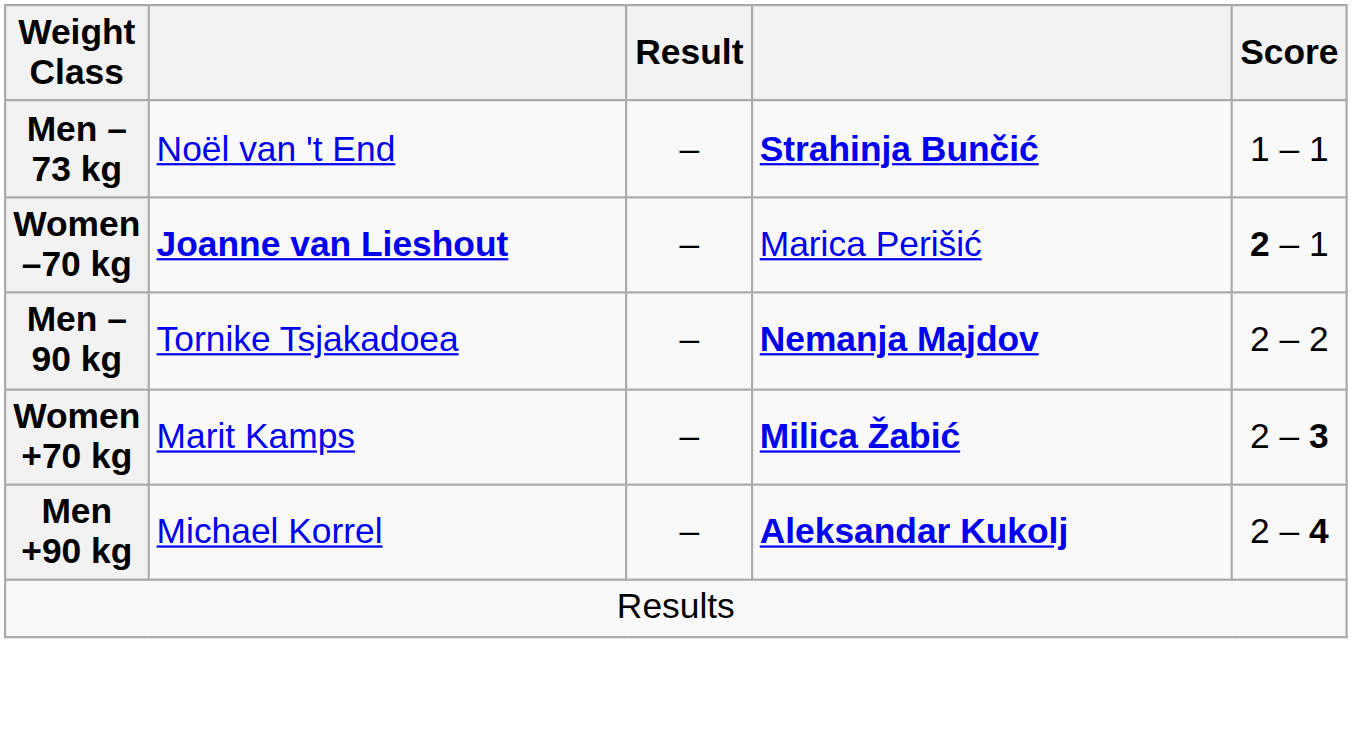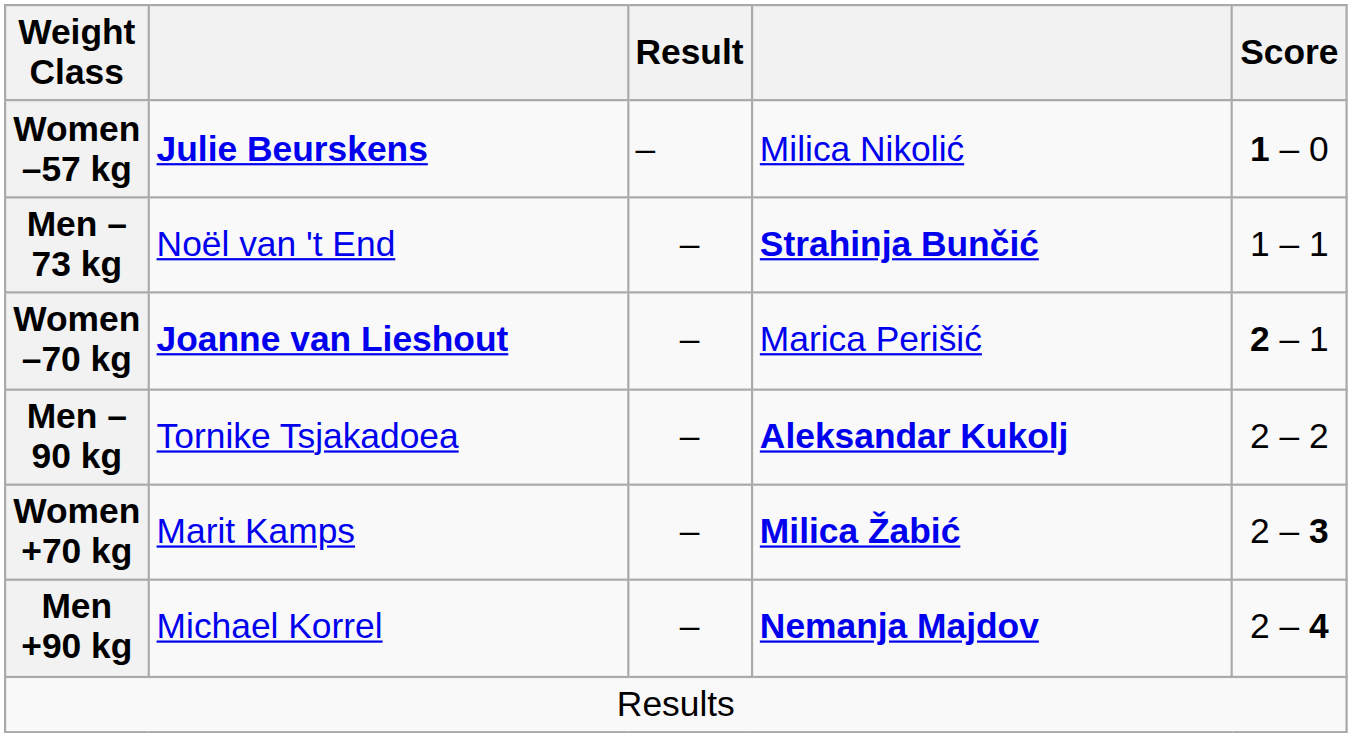+ row: (77, 148)
(899, 340) Nemanja Majdov -> (914, 435) Aleksandar Kukolj
(914, 531) Aleksandar Kukolj -> (899, 627) Nemanja Majdov
